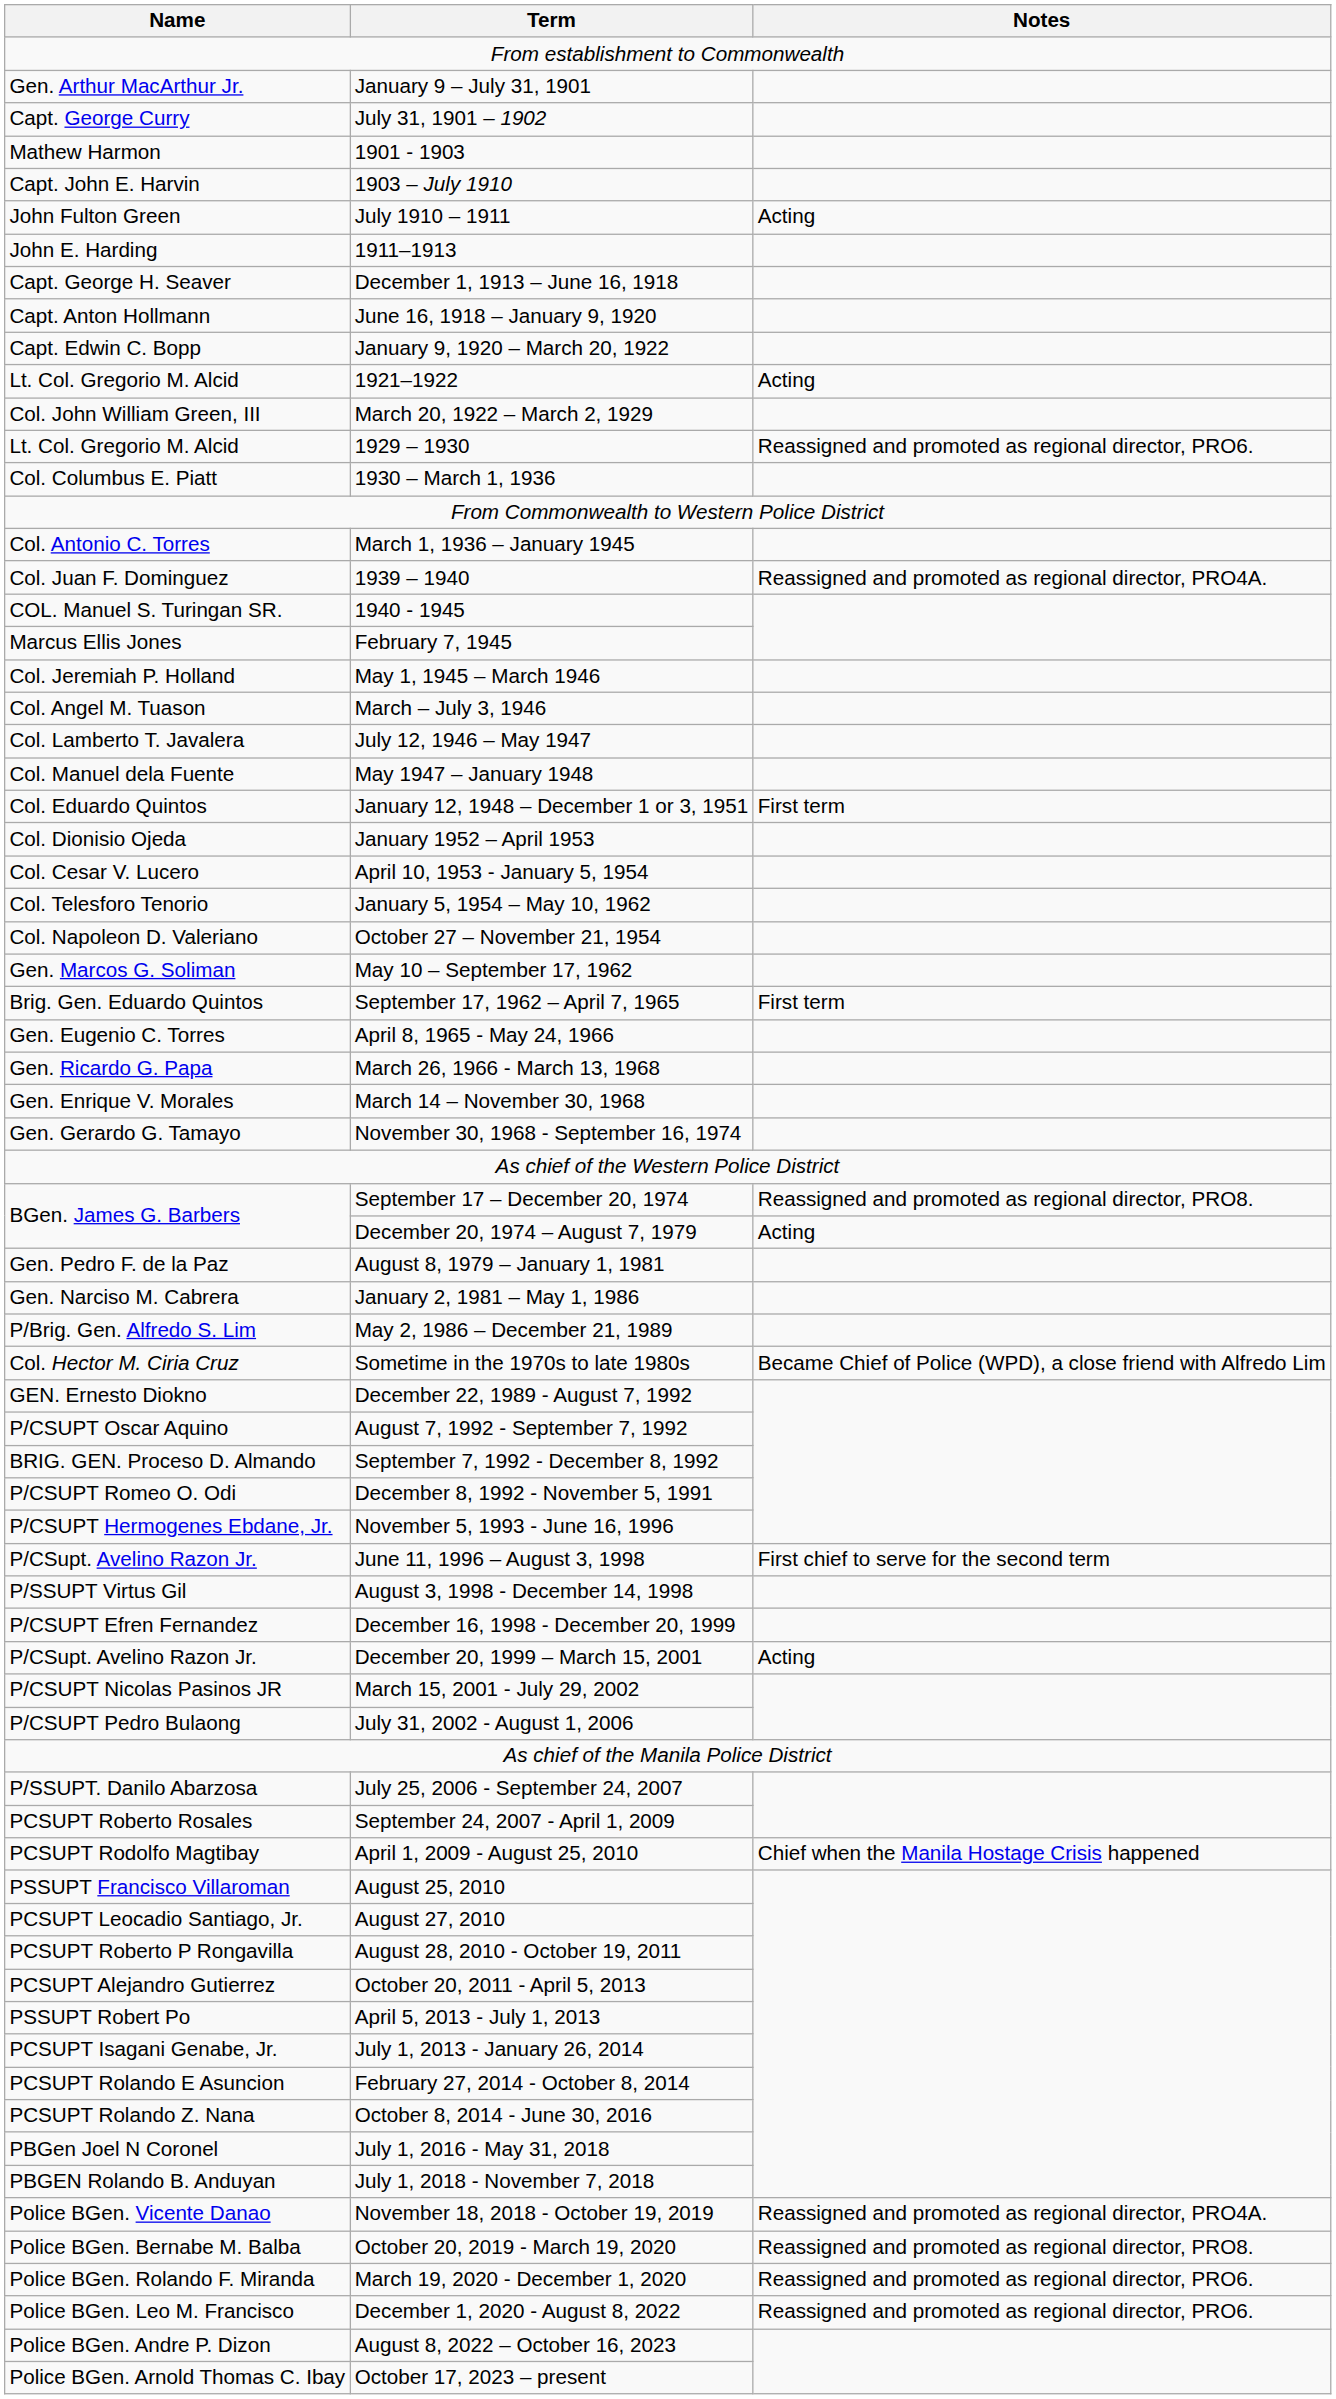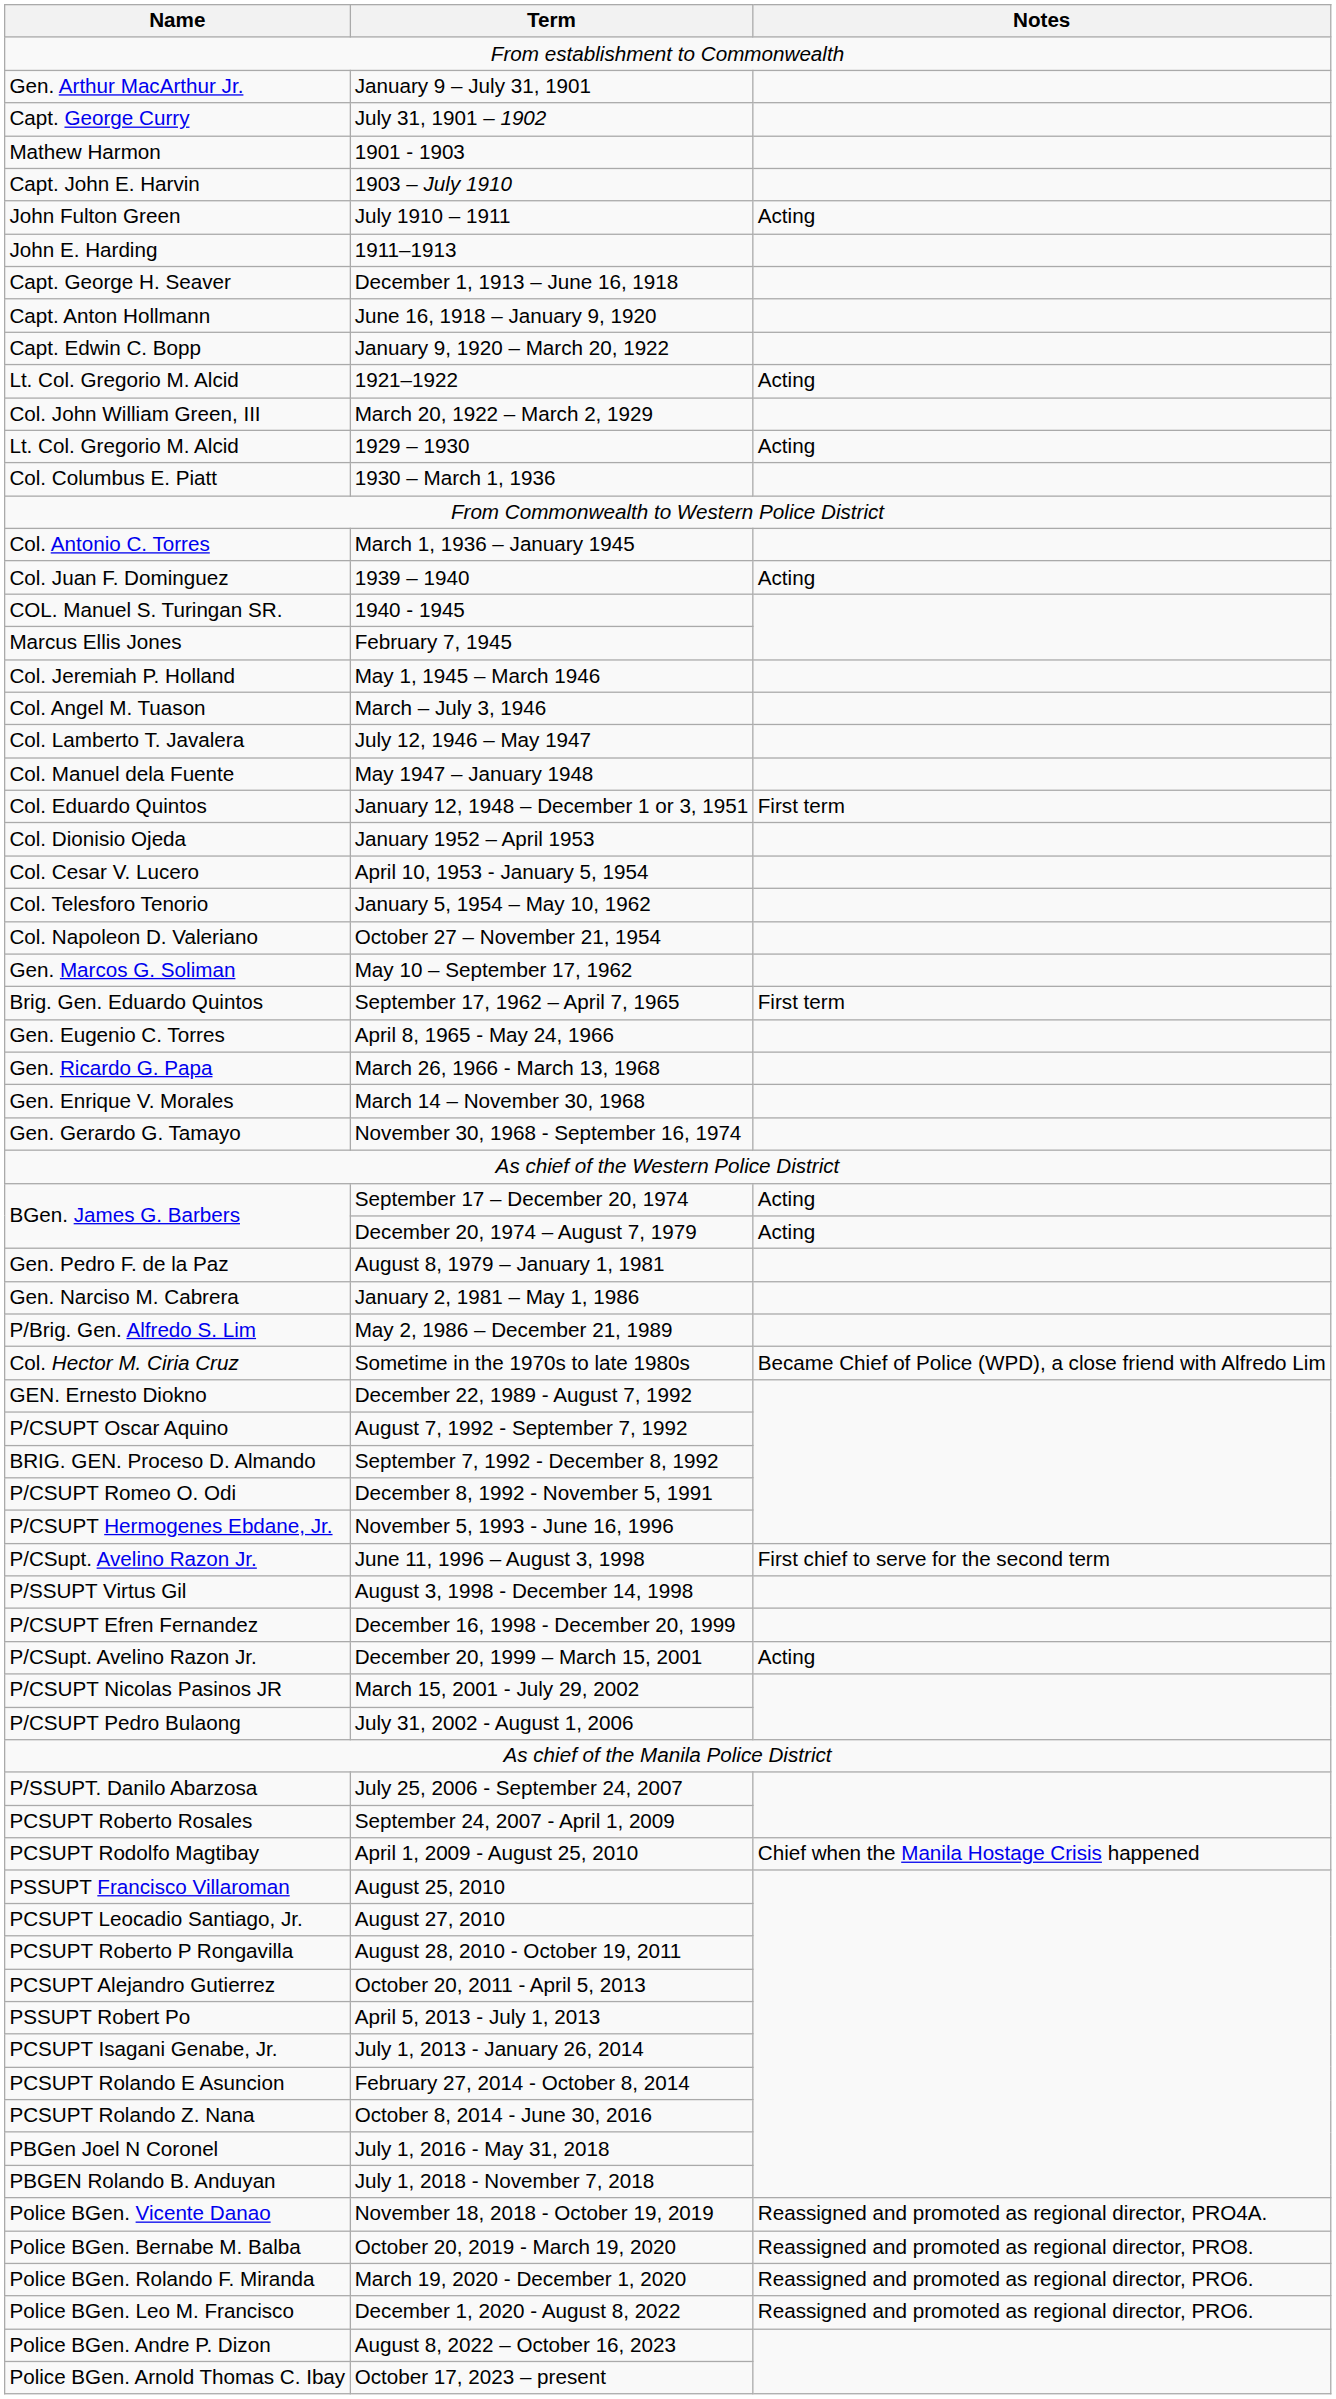(1006, 446) Reassigned and promoted as regional director, PRO6. -> (786, 446) Acting
(1012, 577) Reassigned and promoted as regional director, PRO4A. -> (786, 577) Acting
(1006, 1199) Reassigned and promoted as regional director, PRO8. -> (786, 1199) Acting
